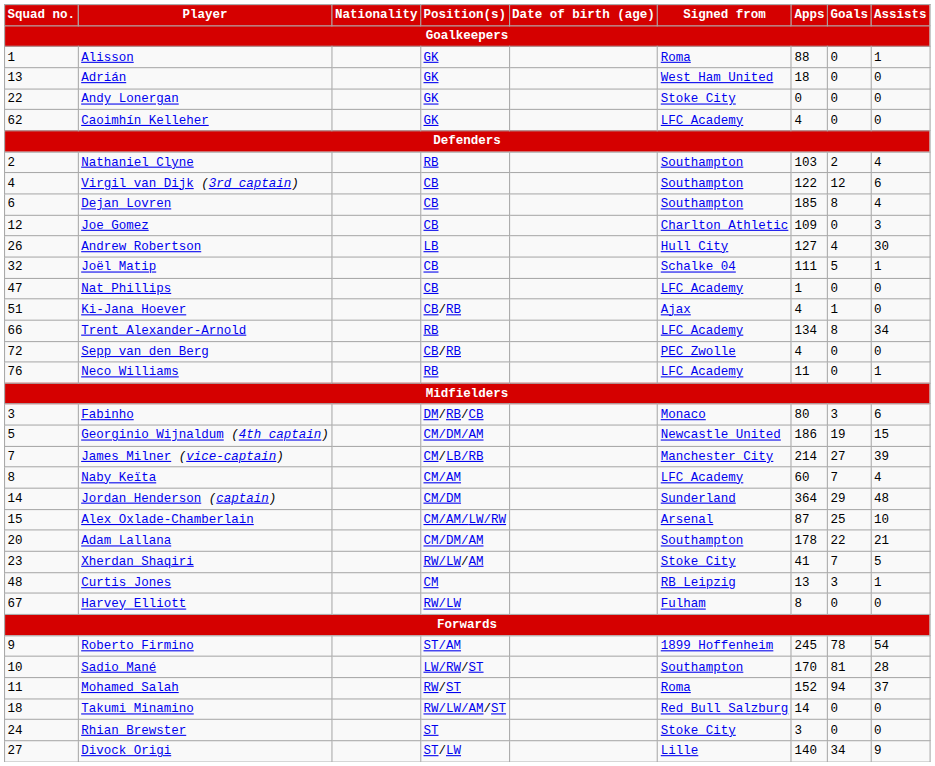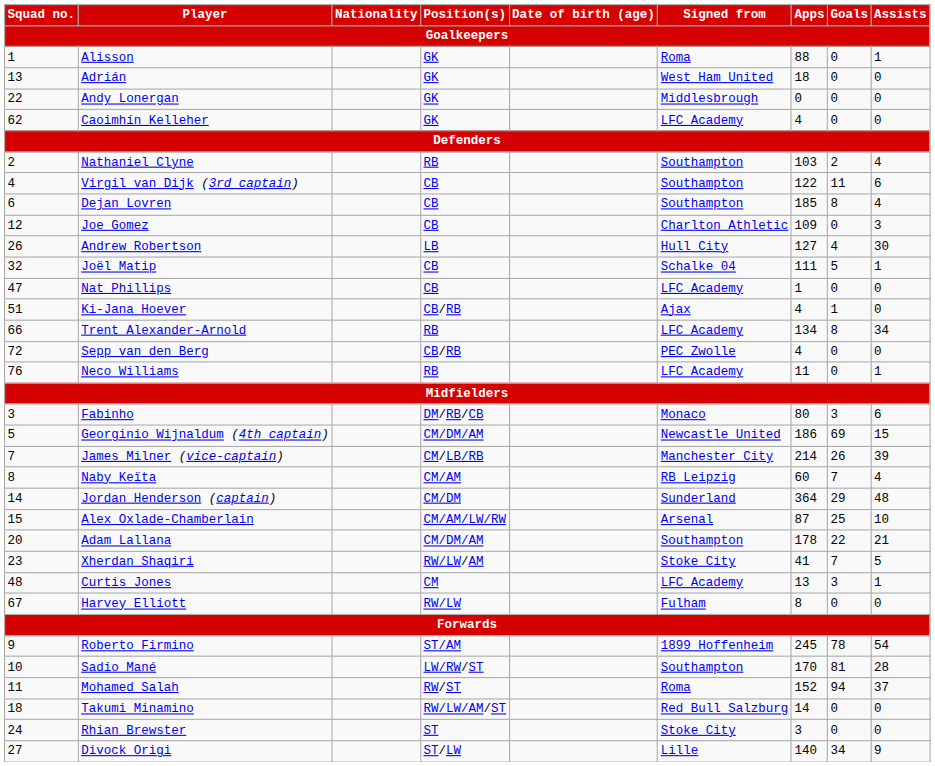(698, 99) Stoke City -> (710, 99) Middlesbrough
(838, 183) 12 -> (838, 183) 11
(838, 435) 19 -> (838, 435) 69
(838, 456) 27 -> (838, 456) 26
(702, 477) LFC Academy -> (698, 477) RB Leipzig
(698, 583) RB Leipzig -> (702, 583) LFC Academy
